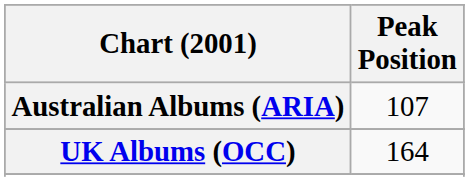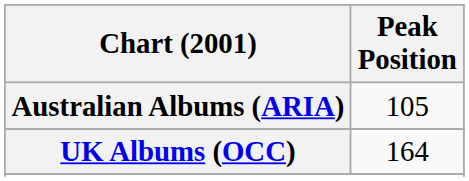(407, 105) 107 -> (407, 105) 105
